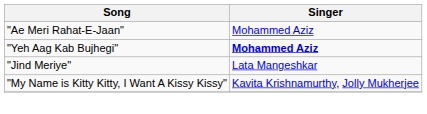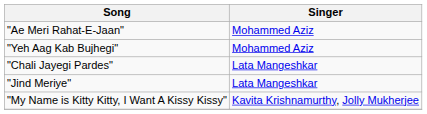(275, 48) bold -> (273, 48) normal
+ row: (60, 65)
